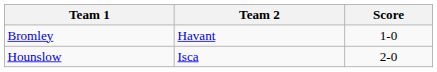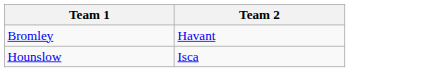- column: (389, 14)
